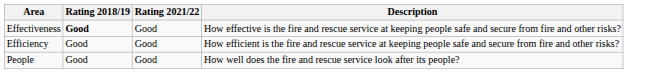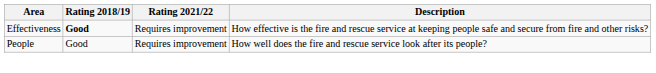(146, 28) Good -> (181, 28) Requires improvement
- row: (28, 44)
(146, 60) Good -> (181, 44) Requires improvement
